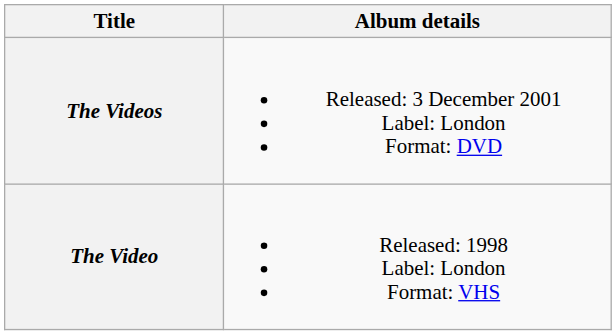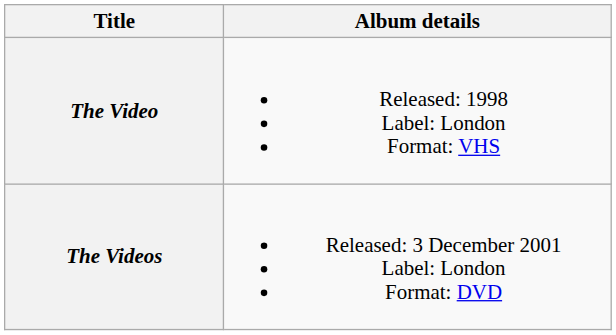rows swapped: (114, 256) <-> (114, 110)
